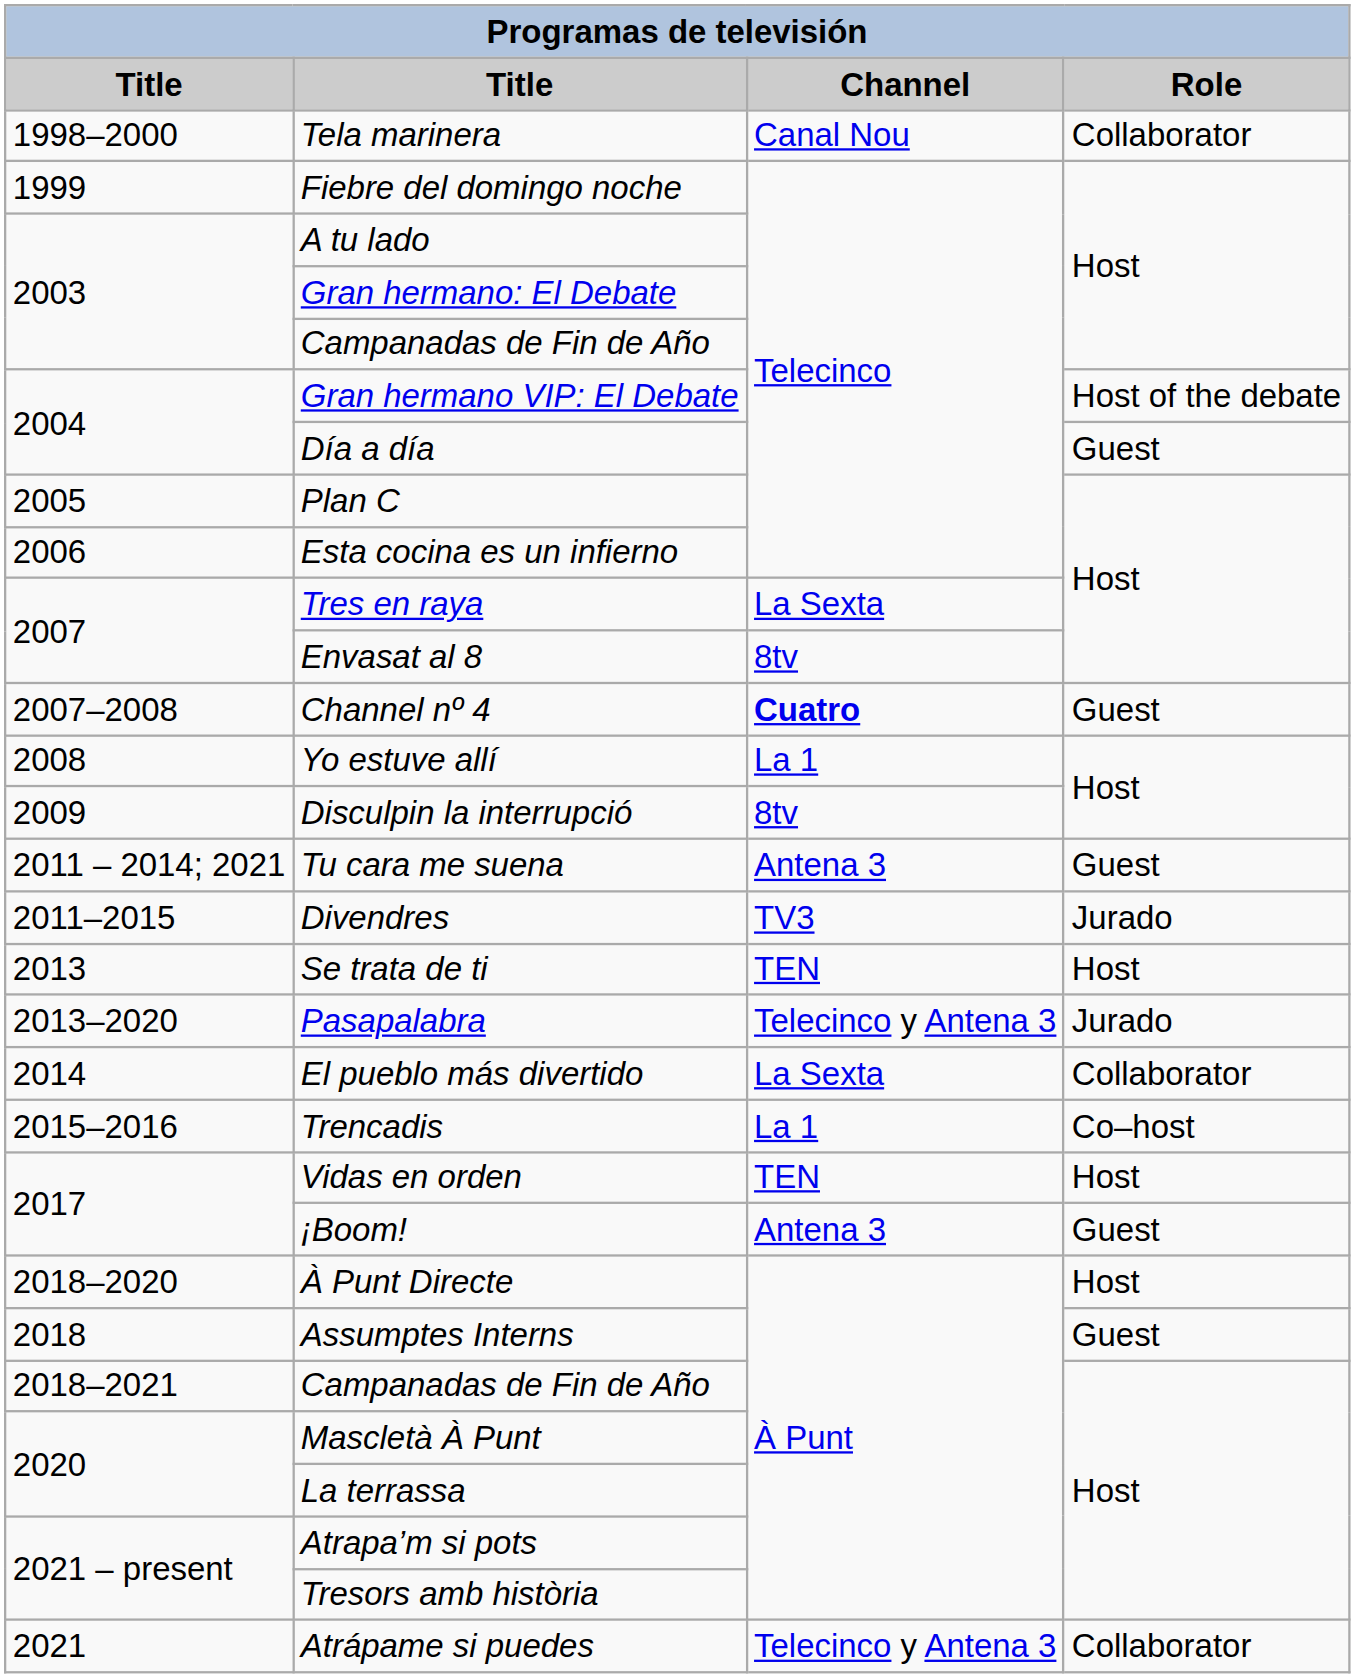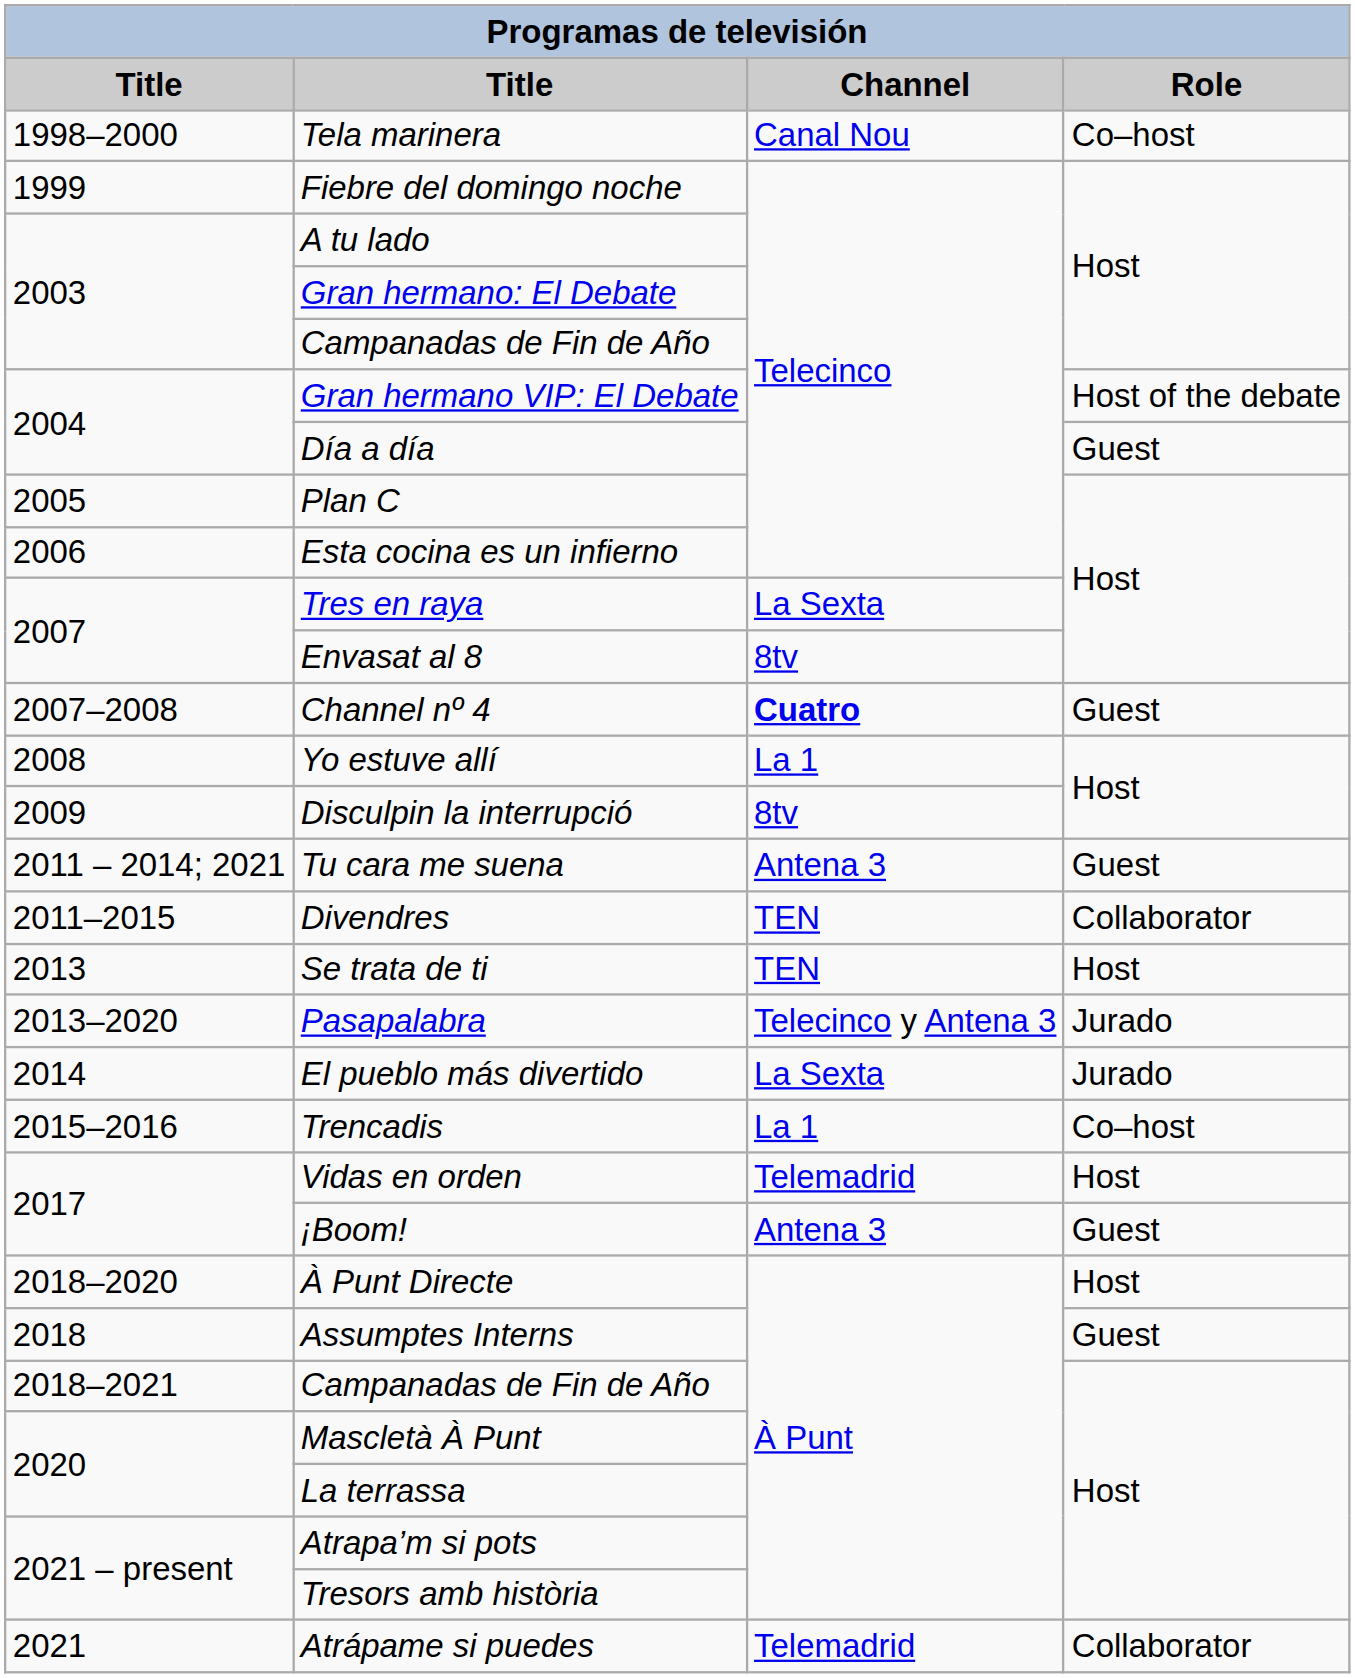(1162, 136) Collaborator -> (1133, 136) Co–host
(784, 917) TV3 -> (787, 917) TEN
(1122, 917) Jurado -> (1162, 917) Collaborator
(1162, 1074) Collaborator -> (1122, 1074) Jurado
(787, 1178) TEN -> (835, 1178) Telemadrid
(905, 1647) Telecinco y Antena 3 -> (835, 1647) Telemadrid
